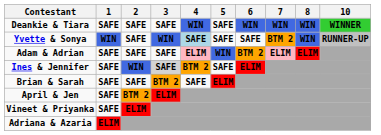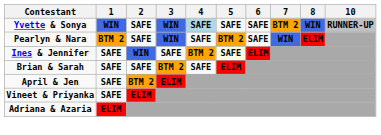- row: (50, 25)
+ row: (50, 39)
- row: (50, 53)
(166, 67) lightgrey background -> (171, 53) no background
(223, 67) no background -> (231, 53) lightyellow background
